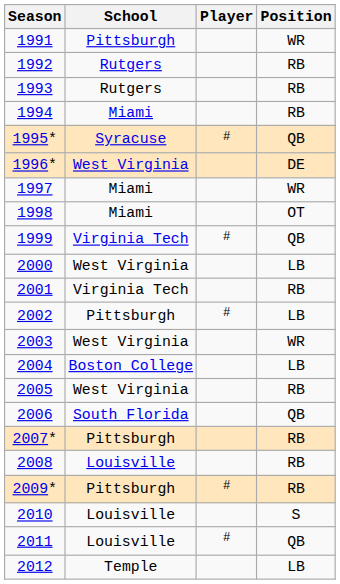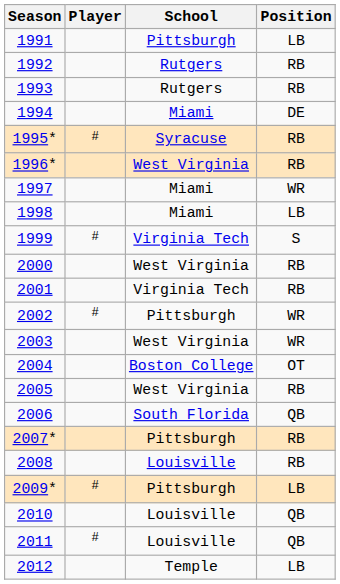columns swapped: (227, 17) <-> (131, 17)
(296, 41) WR -> (296, 41) LB
(296, 113) RB -> (296, 113) DE
(296, 139) QB -> (296, 139) RB
(296, 165) DE -> (296, 165) RB
(296, 214) OT -> (296, 214) LB
(296, 240) QB -> (296, 240) S
(296, 266) LB -> (296, 266) RB
(296, 316) LB -> (296, 316) WR
(296, 366) LB -> (296, 366) OT
(296, 489) RB -> (296, 489) LB
(296, 515) S -> (296, 515) QB
